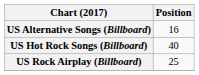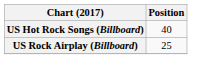- row: (79, 29)
